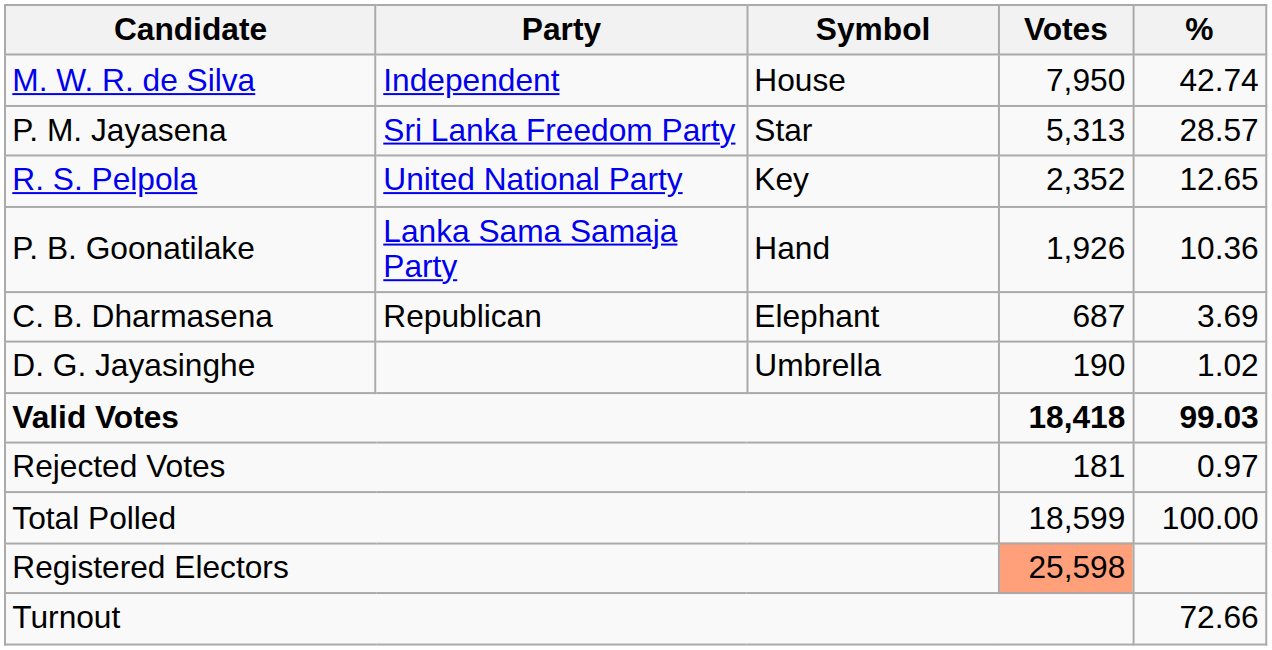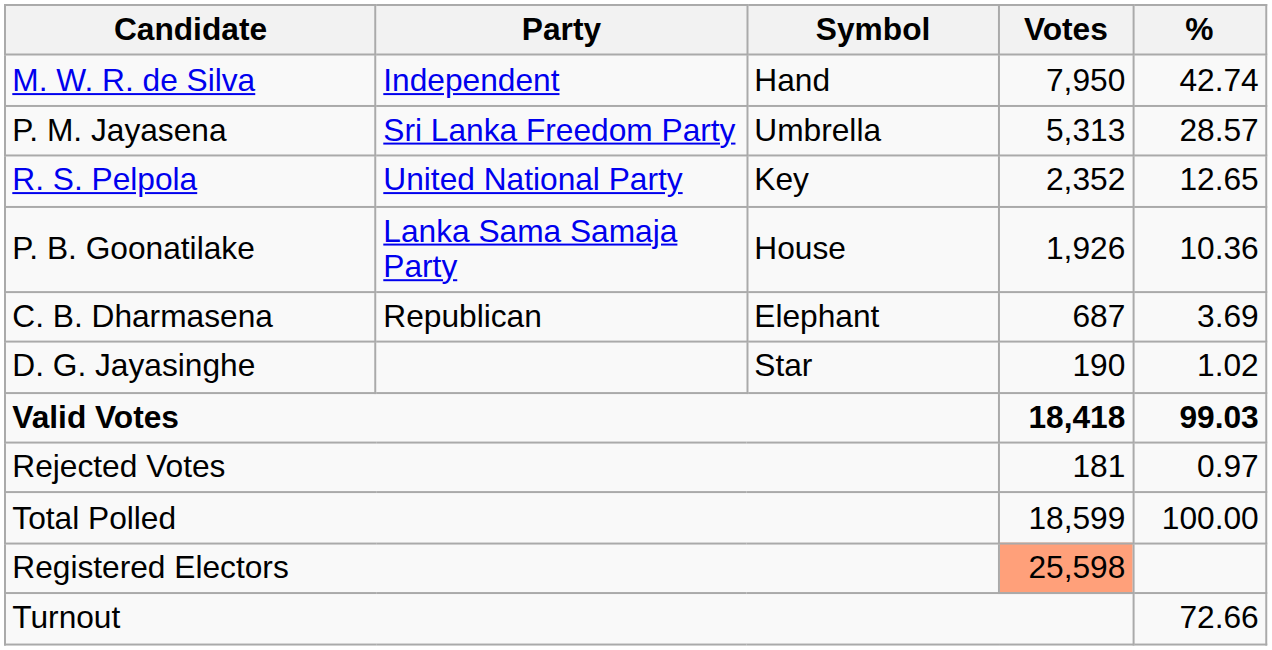(800, 79) House -> (792, 79) Hand
(783, 130) Star -> (818, 130) Umbrella
(792, 248) Hand -> (800, 248) House
(818, 366) Umbrella -> (783, 366) Star
